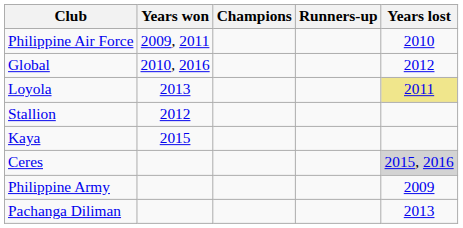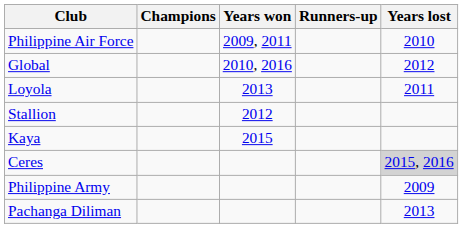columns swapped: (254, 16) <-> (175, 16)
(419, 89) khaki background -> (419, 89) no background
